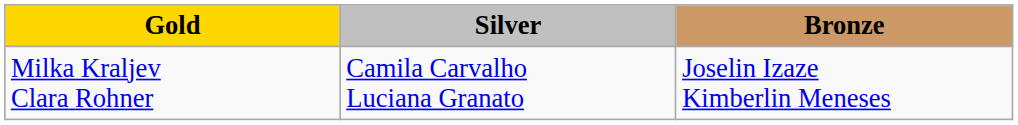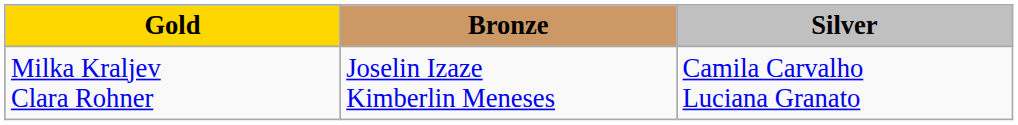columns swapped: (508, 25) <-> (844, 25)
